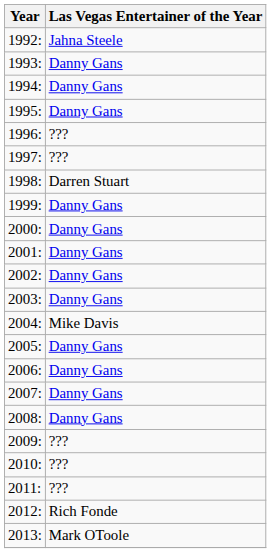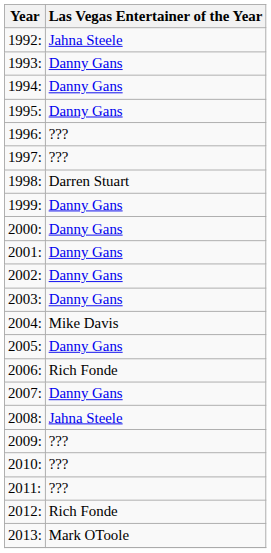(86, 370) Danny Gans -> (83, 370) Rich Fonde
(86, 417) Danny Gans -> (86, 417) Jahna Steele
